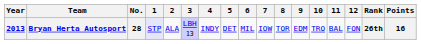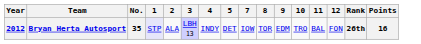- column: (247, 11)
(15, 28) 2013 -> (15, 28) 2012
(137, 28) 28 -> (137, 28) 35
